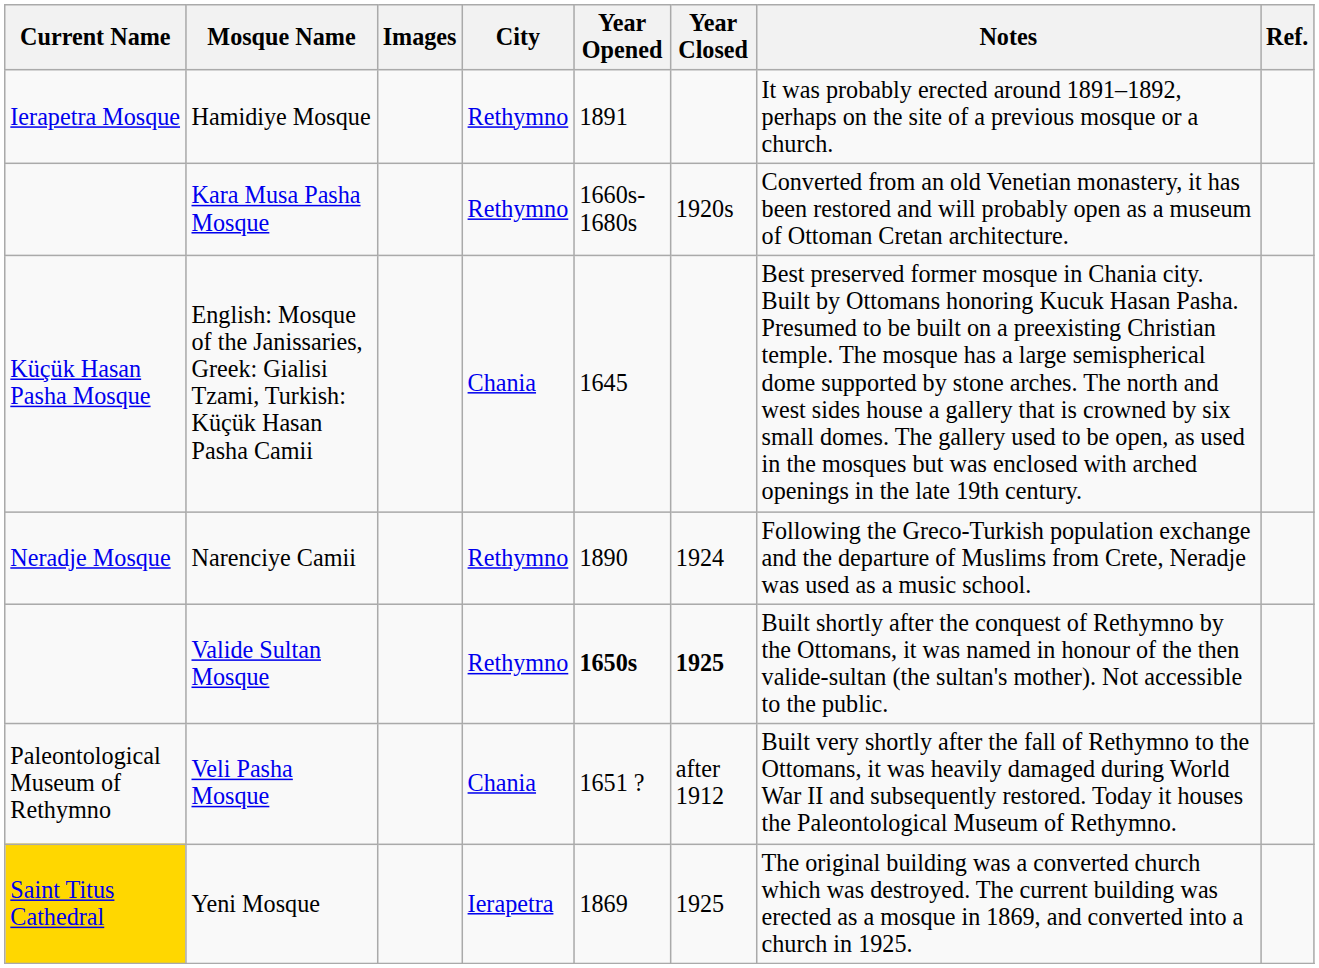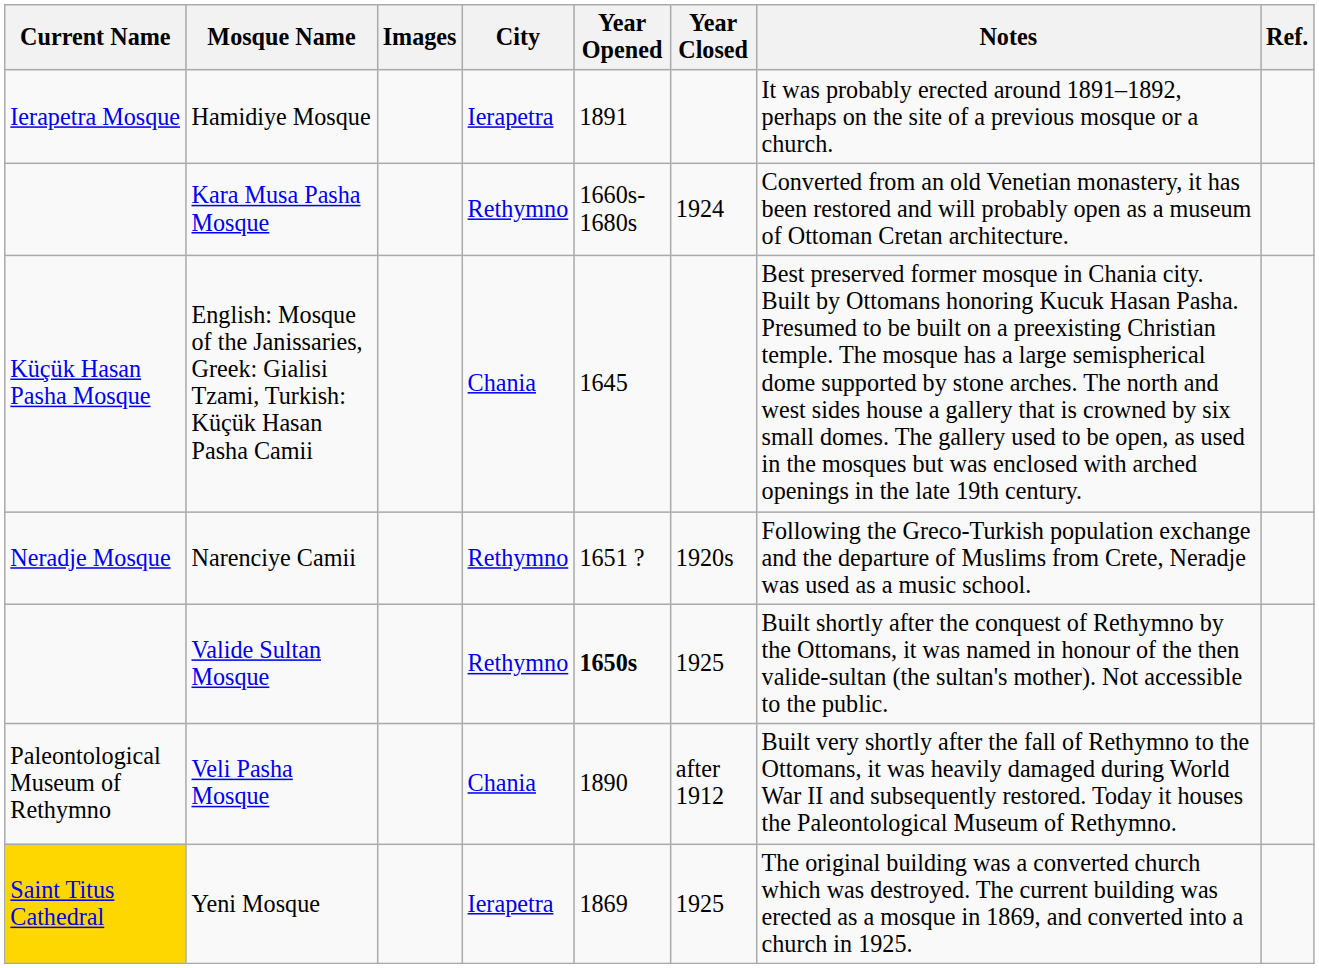(518, 116) Rethymno -> (511, 116) Ierapetra
(705, 209) 1920s -> (700, 209) 1924
(604, 557) 1890 -> (612, 557) 1651 ?
(700, 557) 1924 -> (705, 557) 1920s
(700, 663) bold -> (700, 663) normal
(612, 783) 1651 ? -> (604, 783) 1890
